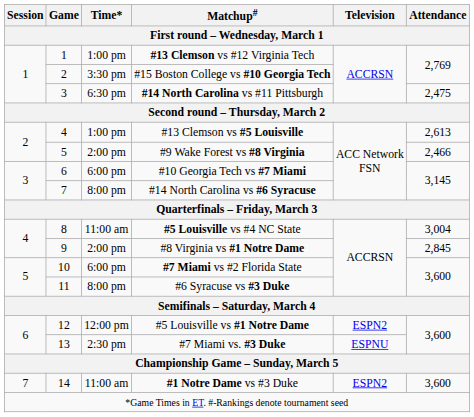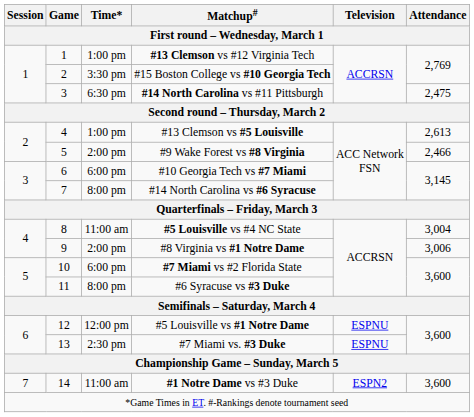(438, 248) 2,845 -> (438, 248) 3,006
(370, 325) ESPN2 -> (370, 325) ESPNU
